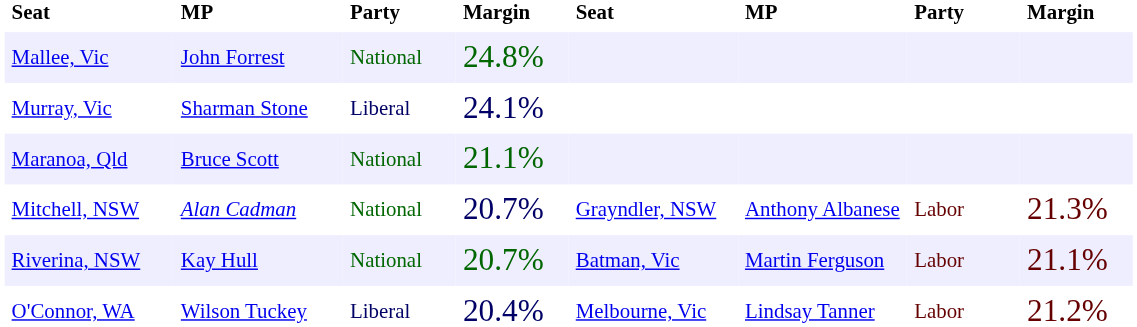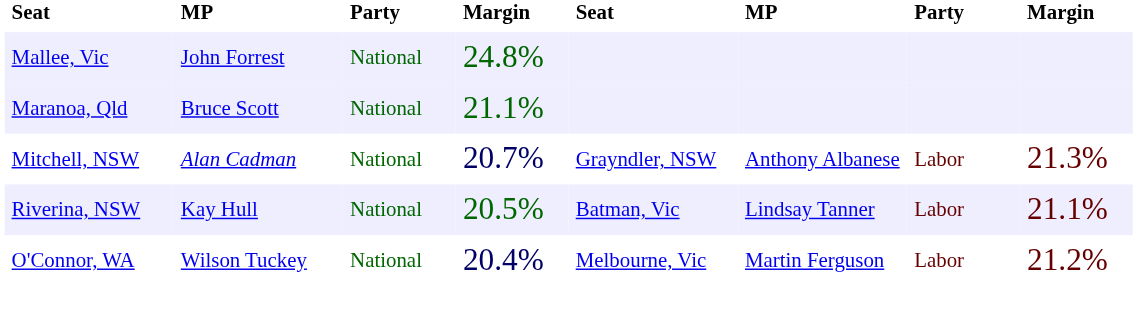- row: (62, 108)
(503, 260) 20.7% -> (503, 209) 20.5%
(815, 260) Martin Ferguson -> (810, 209) Lindsay Tanner
(380, 311) Liberal -> (386, 260) National
(810, 311) Lindsay Tanner -> (815, 260) Martin Ferguson
